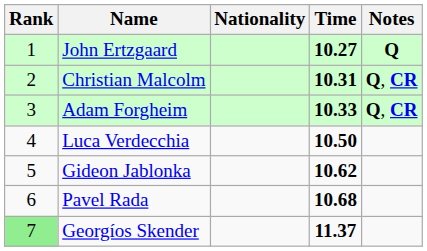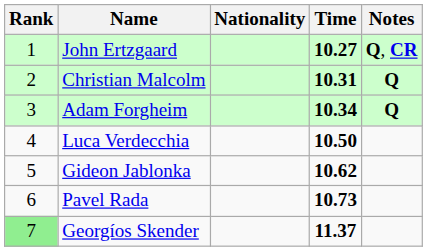(392, 49) Q -> (392, 49) Q, CR
(392, 79) Q, CR -> (392, 79) Q
(335, 110) 10.33 -> (335, 110) 10.34
(392, 110) Q, CR -> (392, 110) Q
(335, 200) 10.68 -> (335, 200) 10.73
